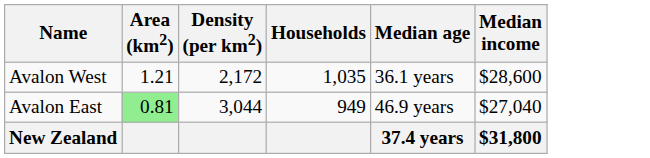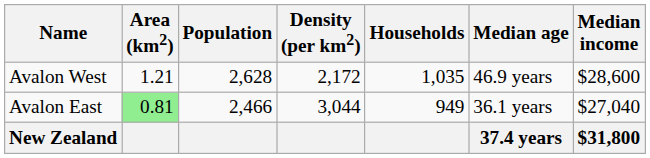+ column: (227, 33)
(414, 76) 36.1 years -> (513, 76) 46.9 years
(414, 107) 46.9 years -> (513, 107) 36.1 years
